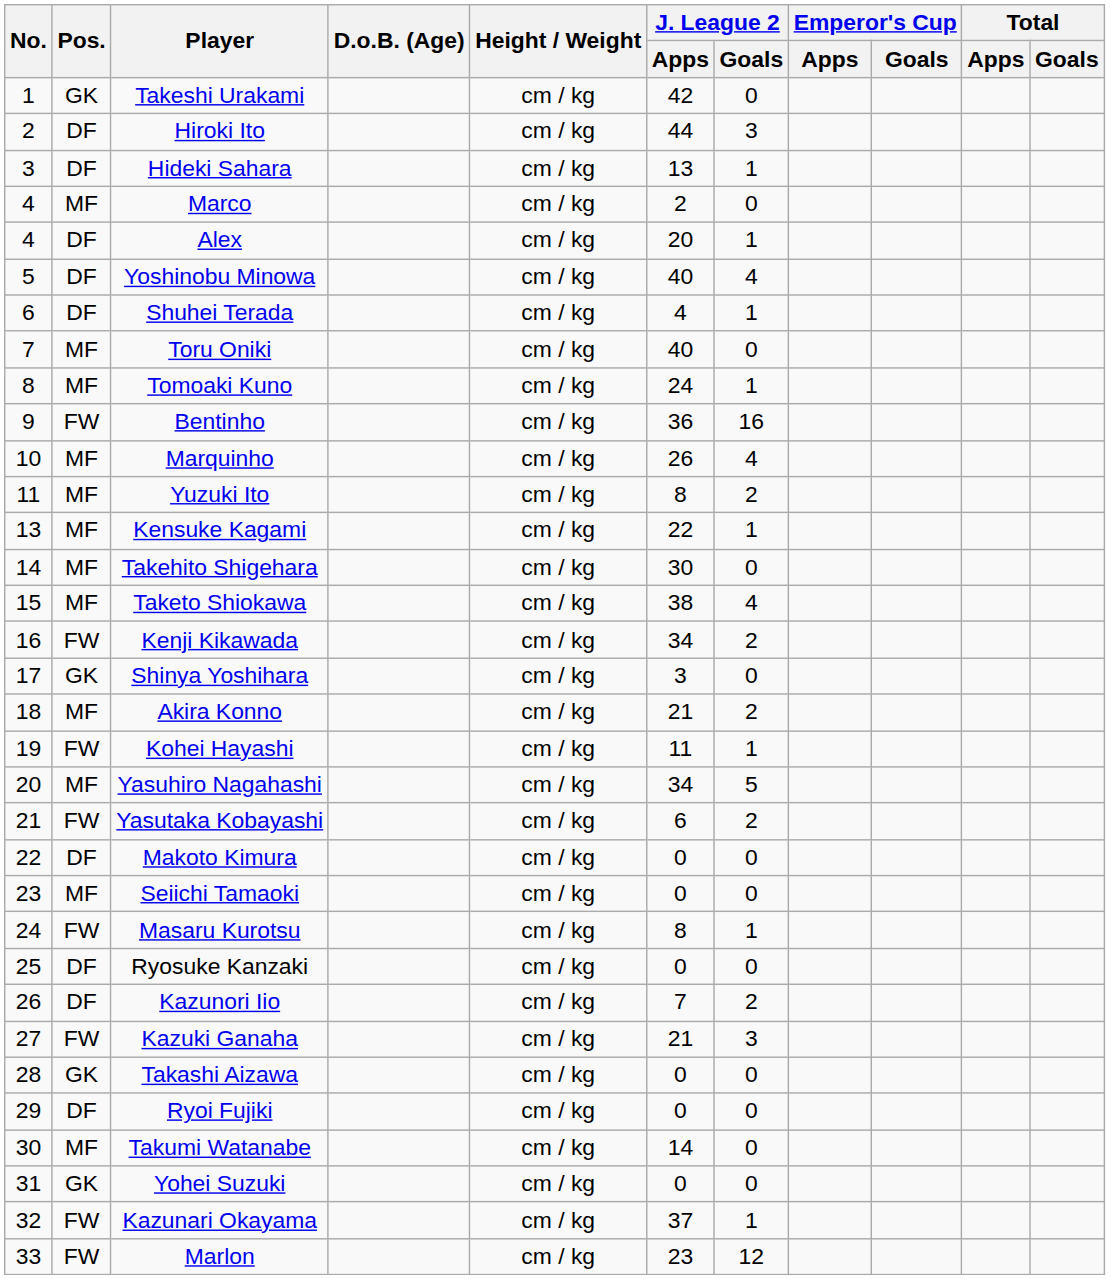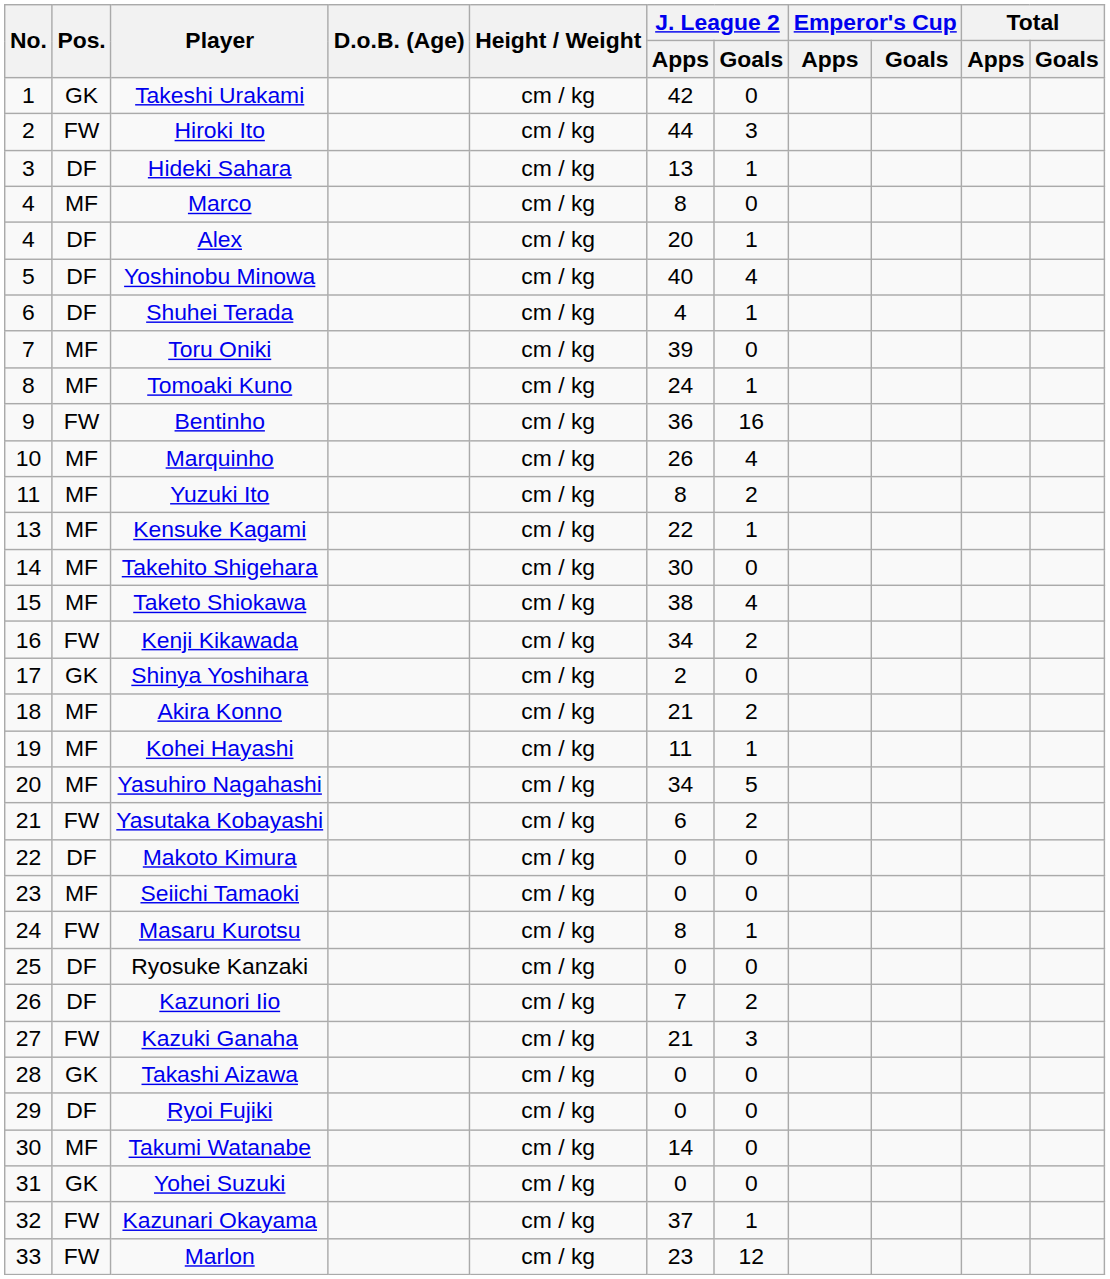(82, 131) DF -> (82, 131) FW
(680, 204) 2 -> (680, 204) 8
(680, 349) 40 -> (680, 349) 39
(680, 675) 3 -> (680, 675) 2
(82, 748) FW -> (82, 748) MF
